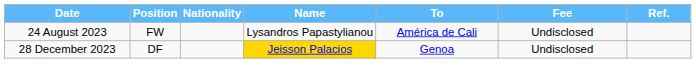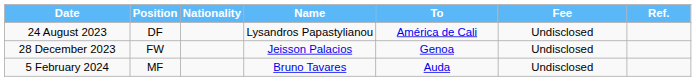(155, 32) FW -> (155, 32) DF
(155, 50) DF -> (155, 50) FW
(310, 50) gold background -> (310, 50) no background
+ row: (67, 68)
